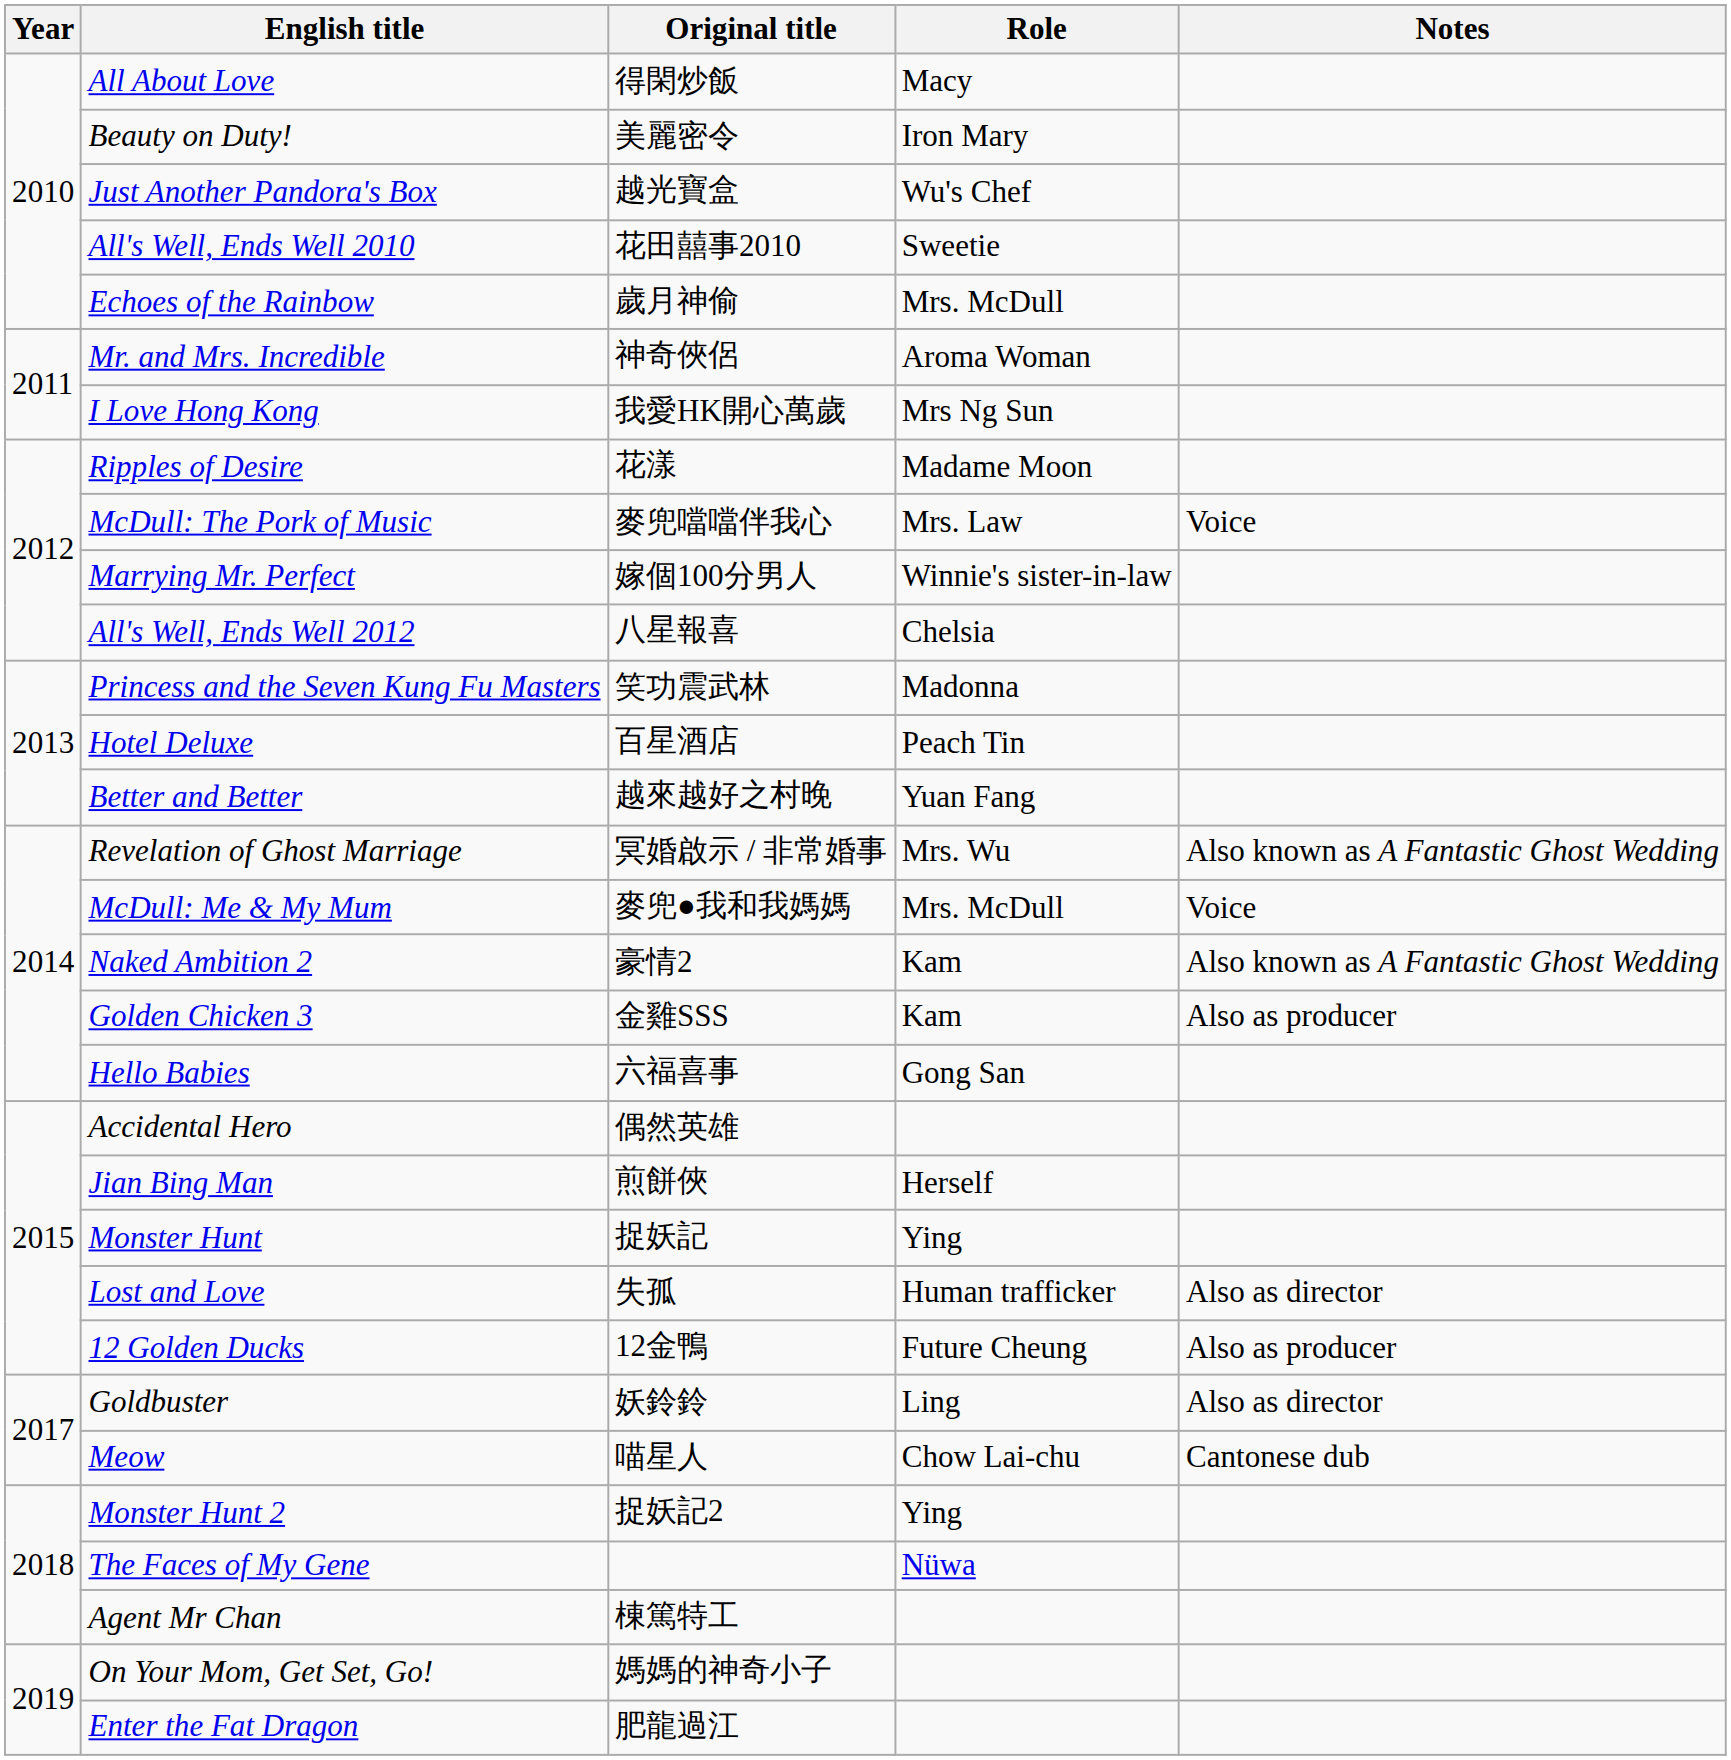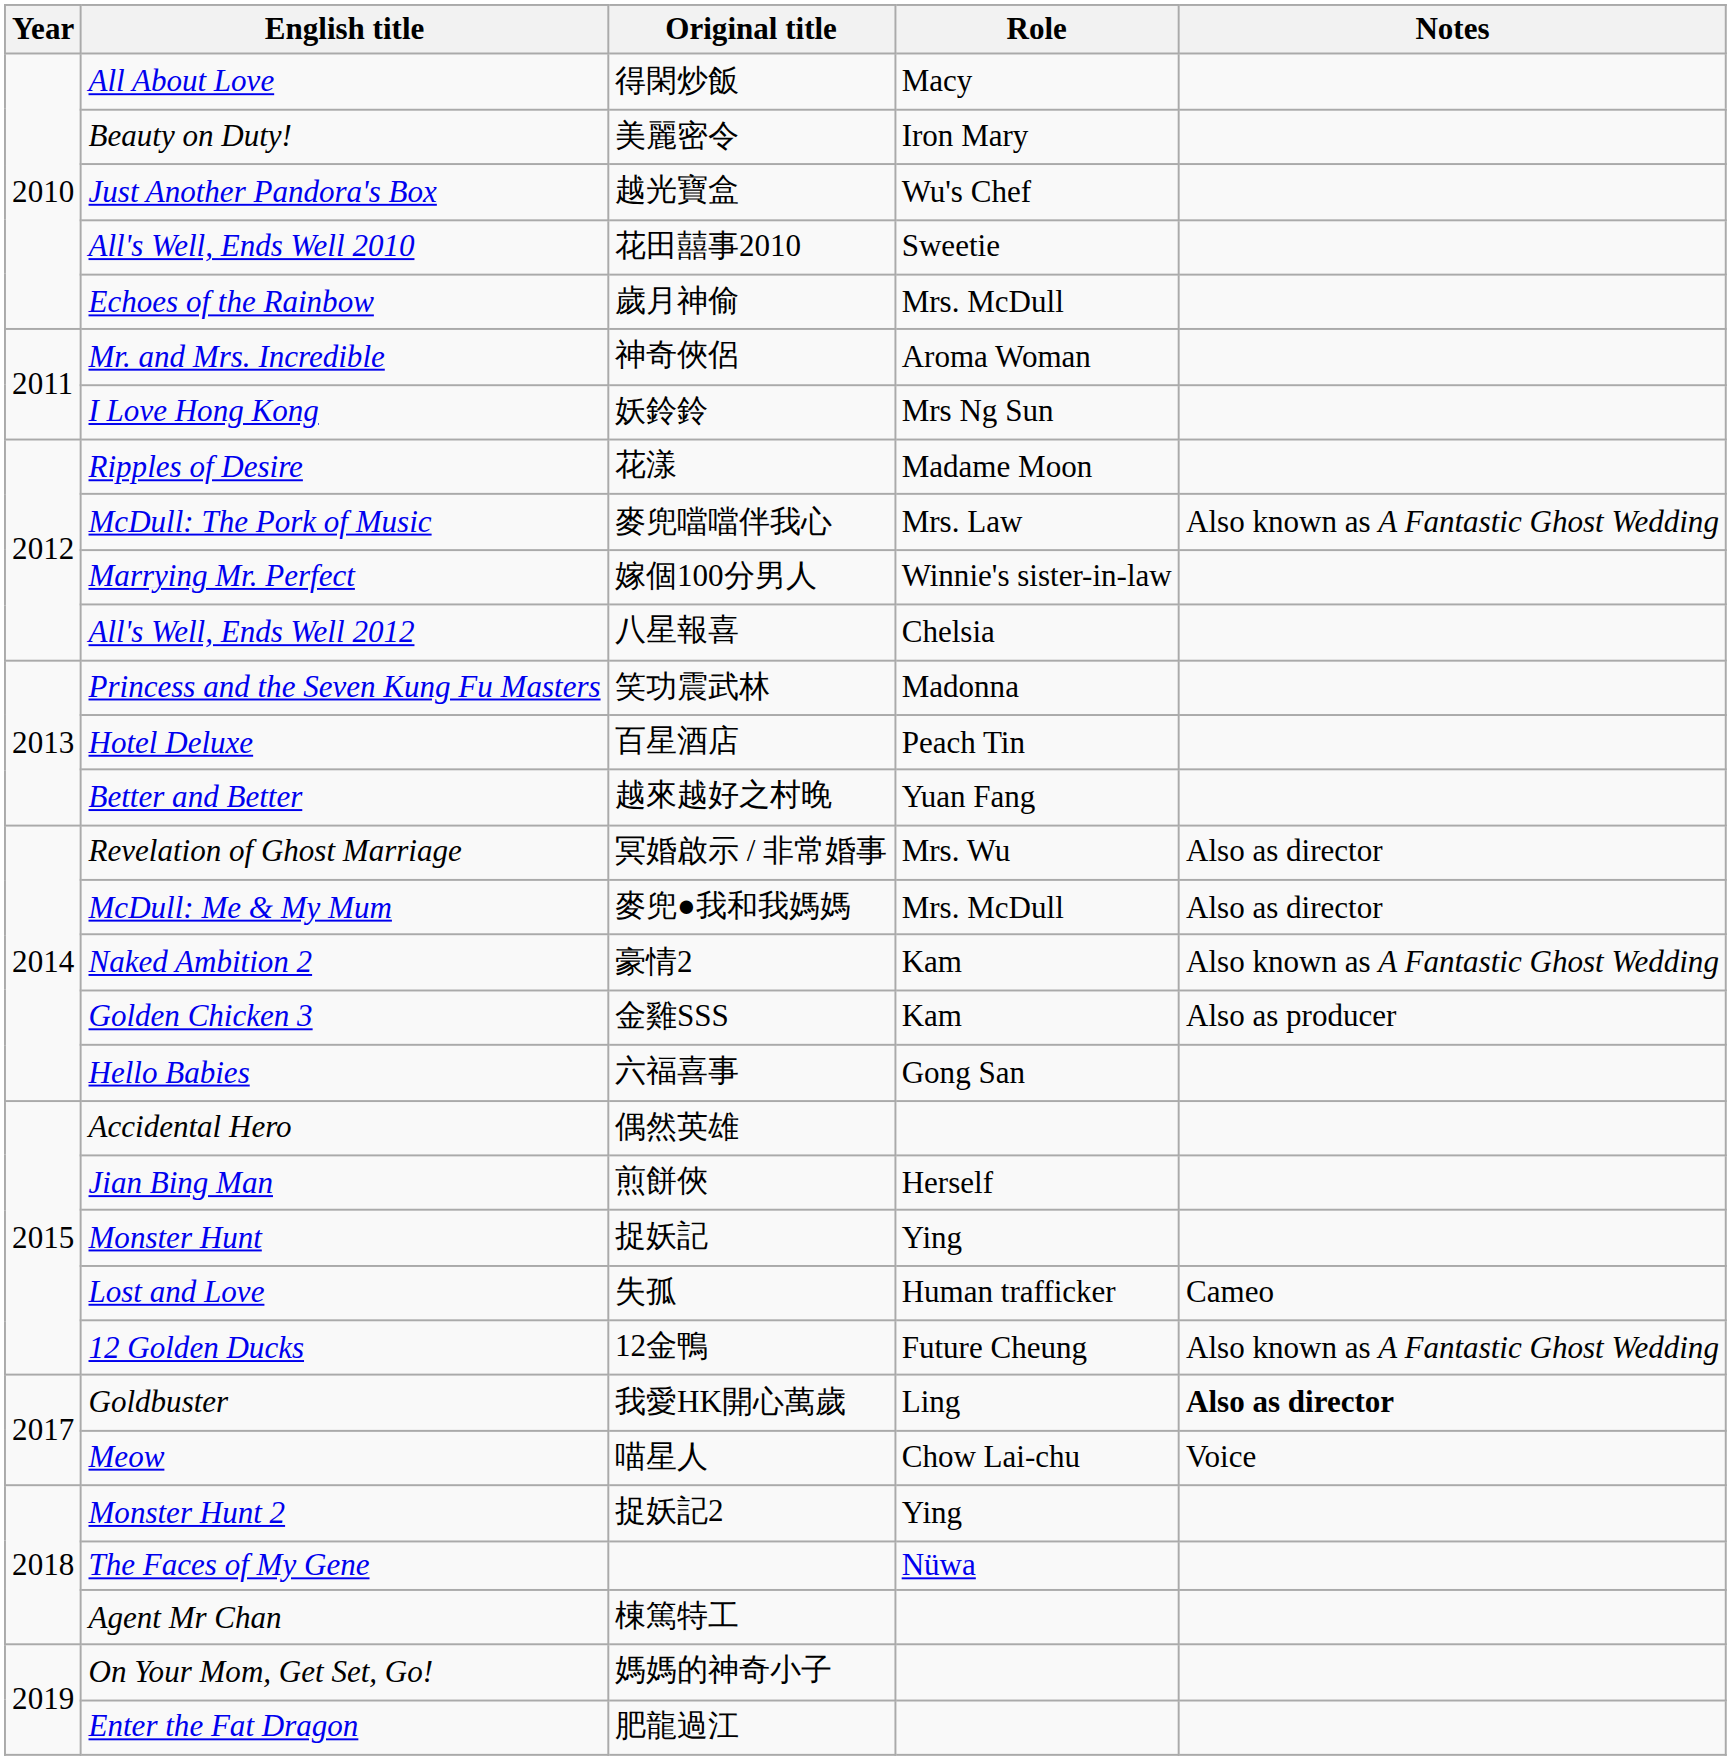(730, 410) 我愛HK開心萬歲 -> (661, 410) 妖鈴鈴
(1221, 521) Voice -> (1452, 521) Also known as A Fantastic Ghost Wedding
(1452, 851) Also known as A Fantastic Ghost Wedding -> (1284, 851) Also as director
(1221, 906) Voice -> (1284, 906) Also as director
(1284, 1292) Also as director -> (1230, 1292) Cameo
(1291, 1347) Also as producer -> (1452, 1347) Also known as A Fantastic Ghost Wedding
(661, 1401) 妖鈴鈴 -> (730, 1401) 我愛HK開心萬歲
(1284, 1402) normal -> (1290, 1402) bold
(1278, 1457) Cantonese dub -> (1221, 1457) Voice
